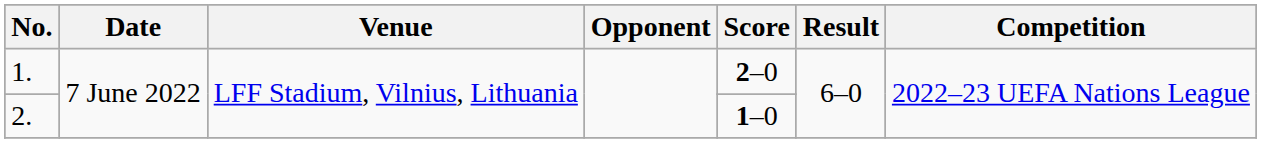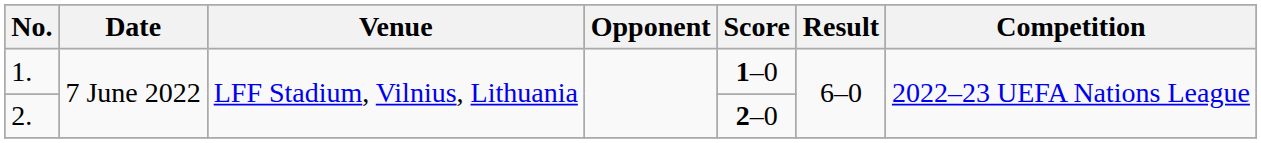(757, 71) 2–0 -> (757, 71) 1–0
(757, 115) 1–0 -> (757, 115) 2–0
